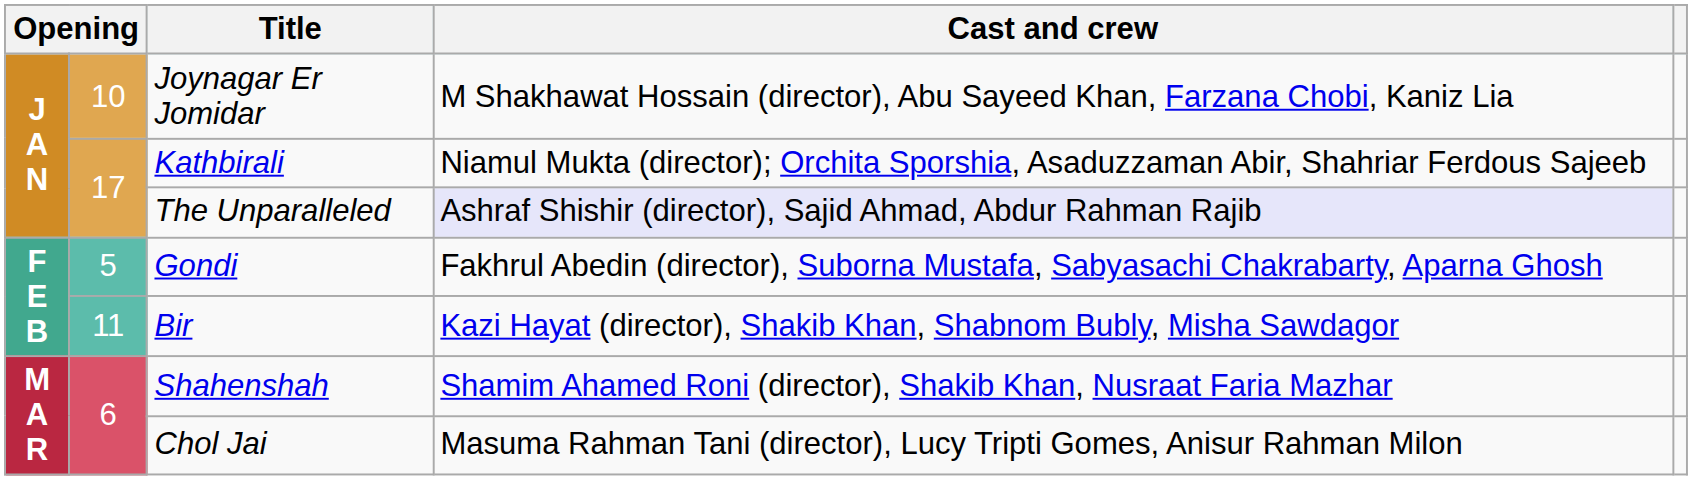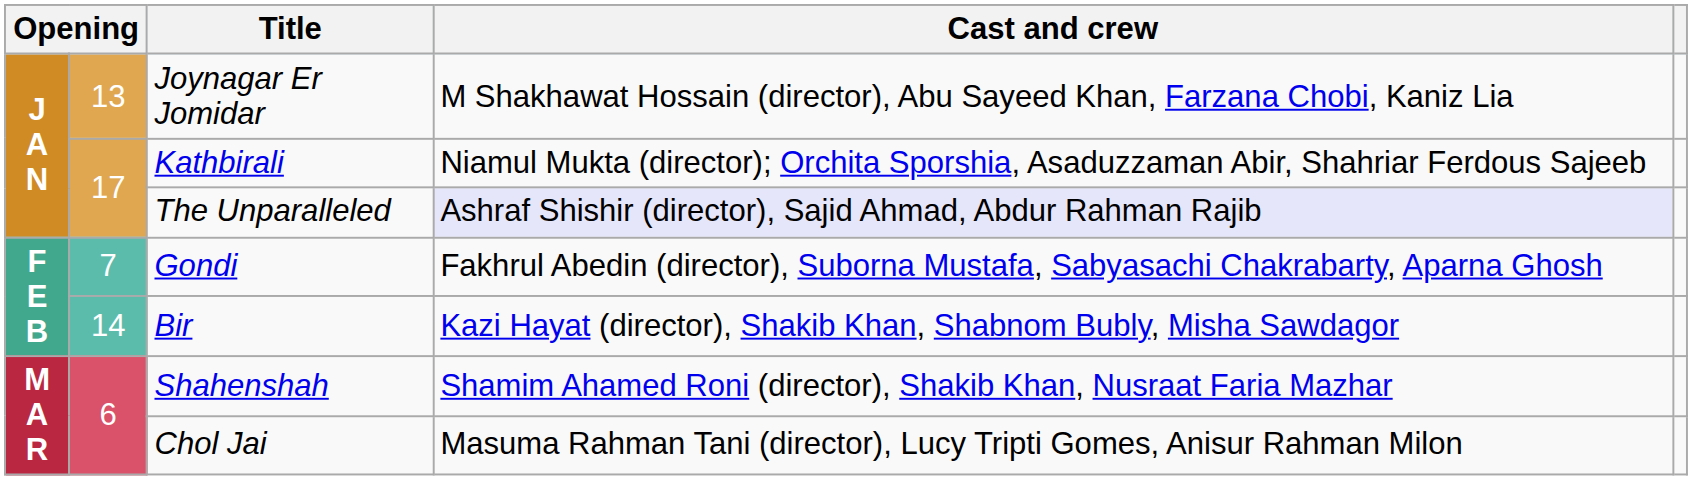(108, 95) 10 -> (108, 95) 13
(108, 266) 5 -> (108, 266) 7
(108, 325) 11 -> (108, 325) 14
